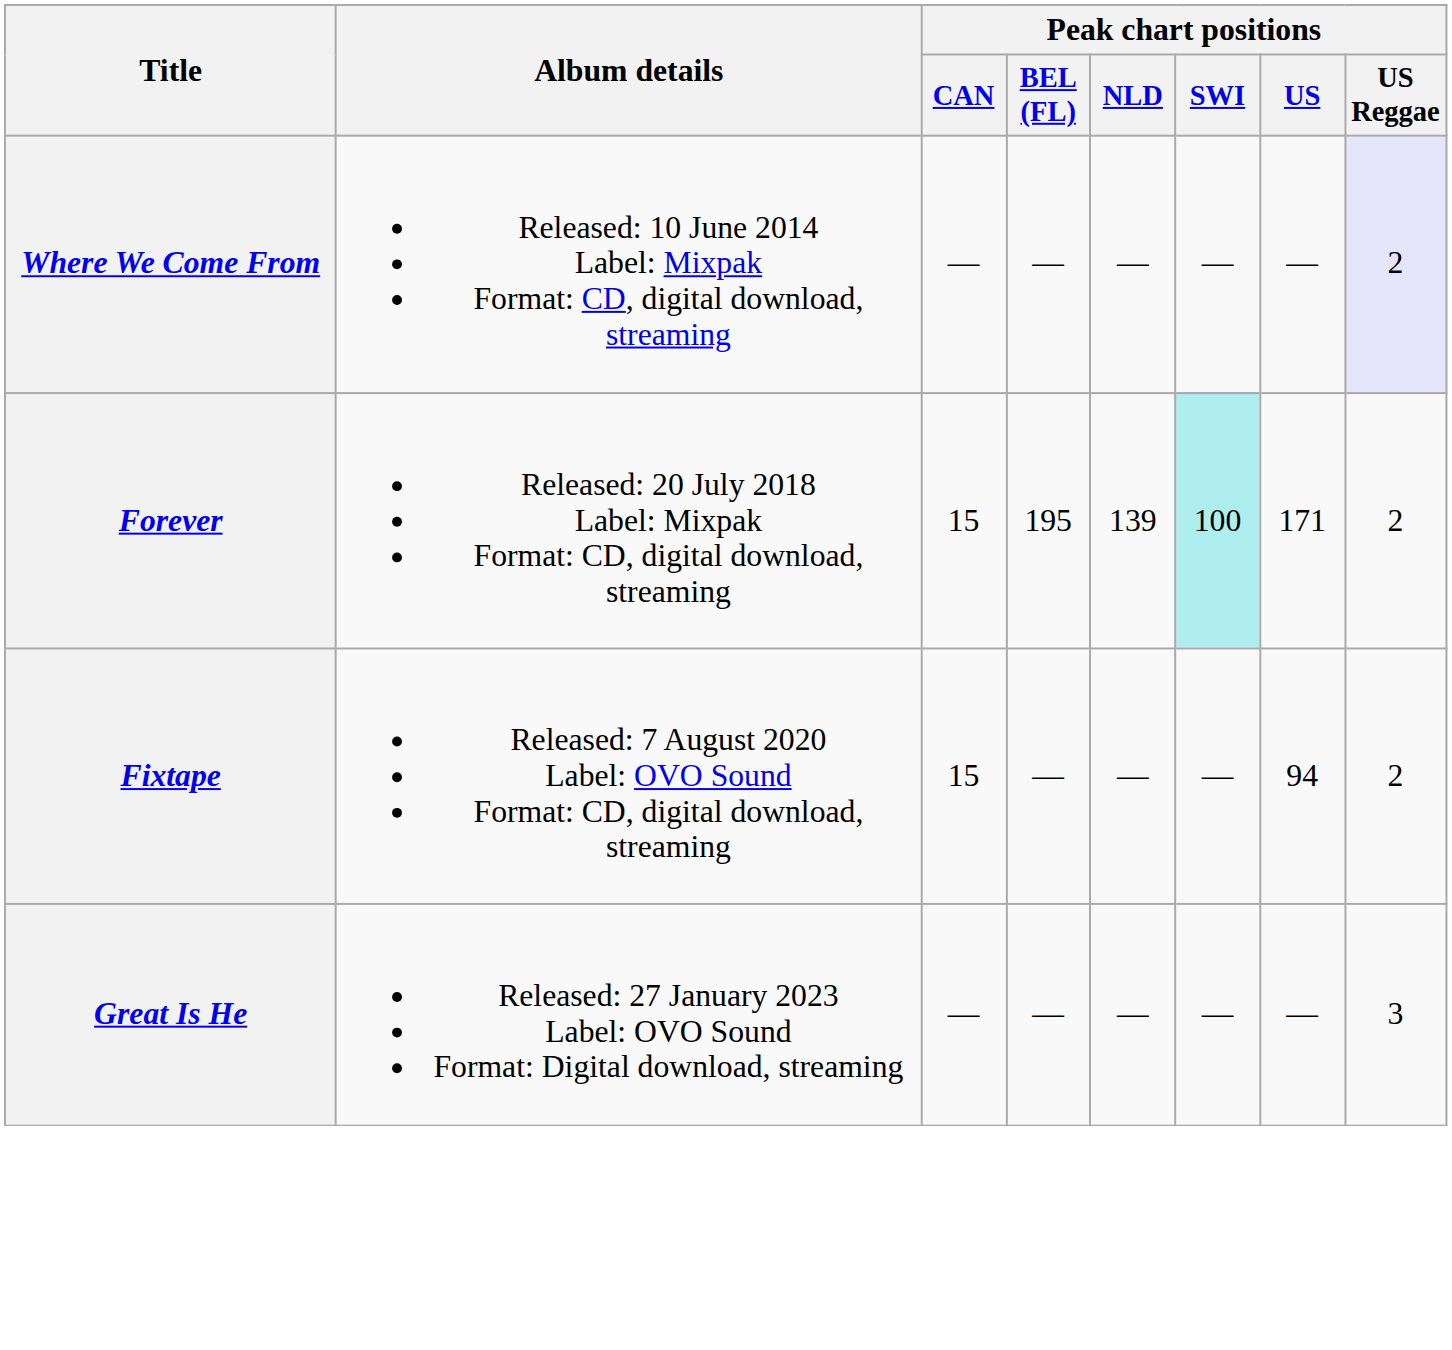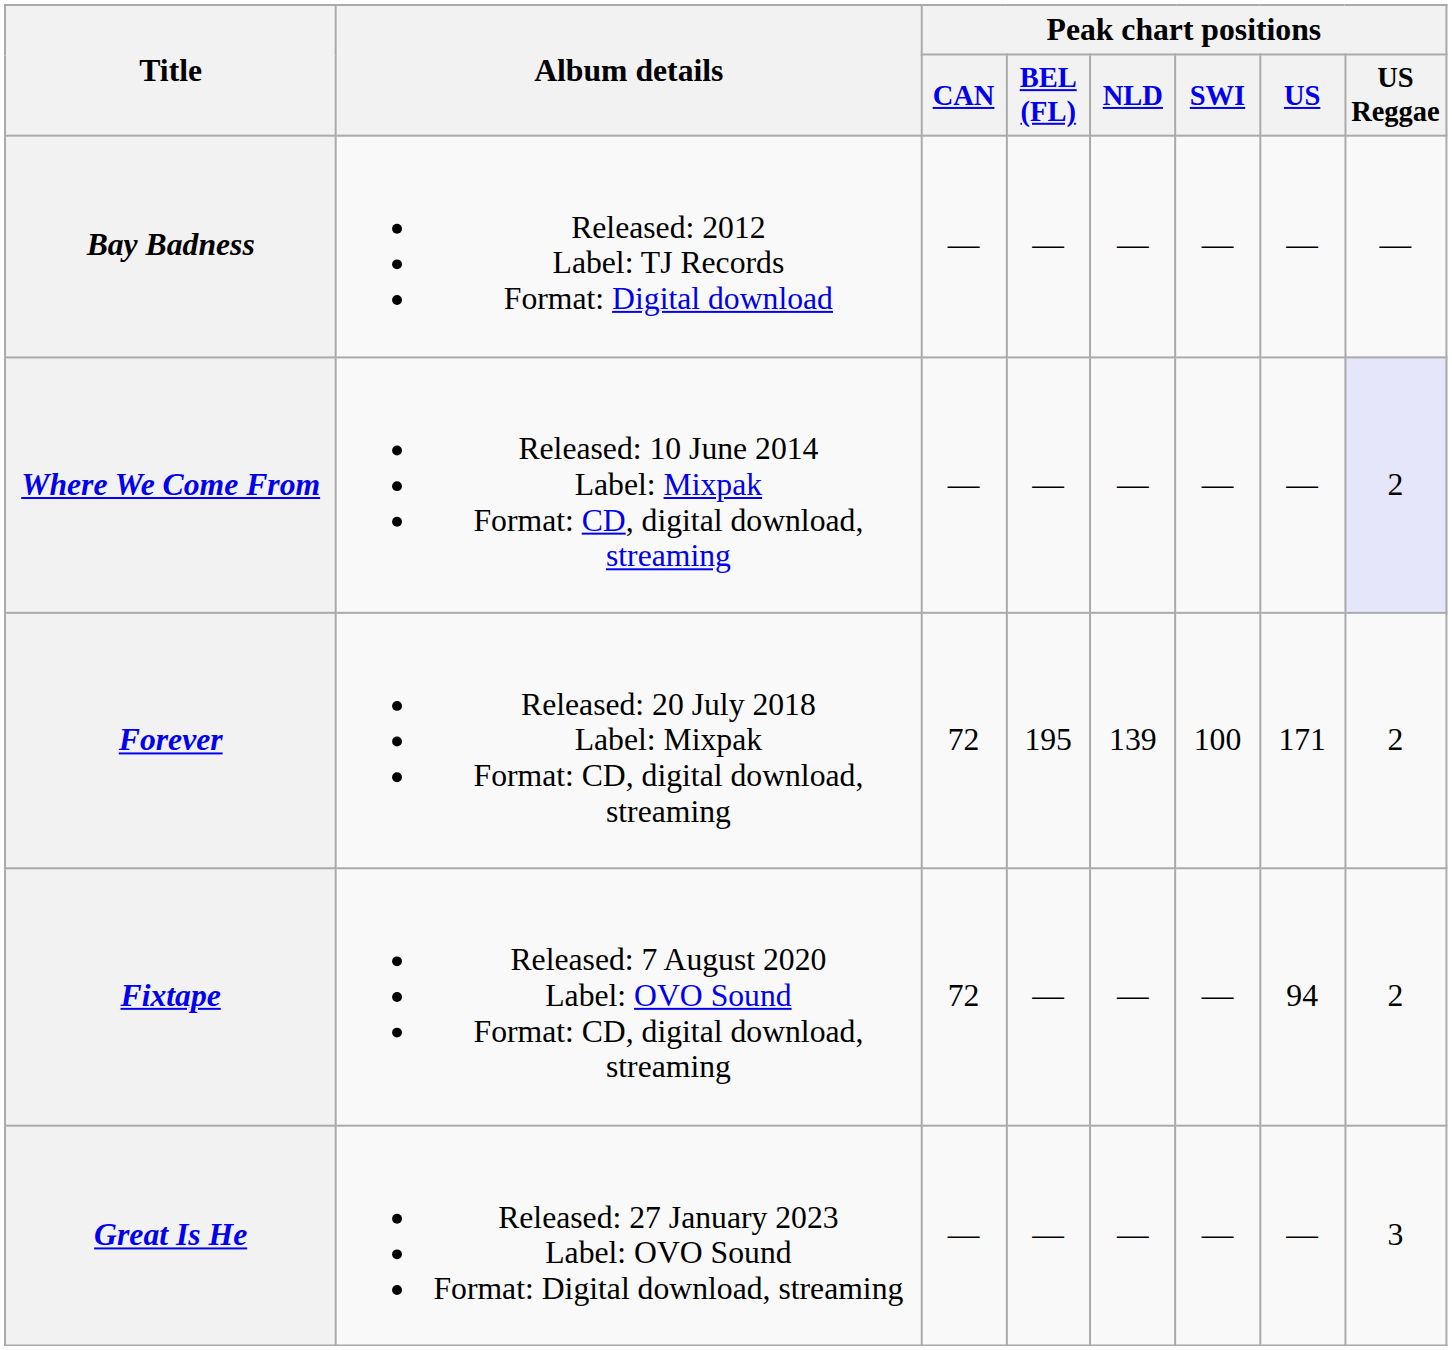+ row: (171, 245)
(964, 519) 15 -> (964, 740) 72
(1217, 519) paleturquoise background -> (1217, 740) no background
(964, 775) 15 -> (964, 996) 72
